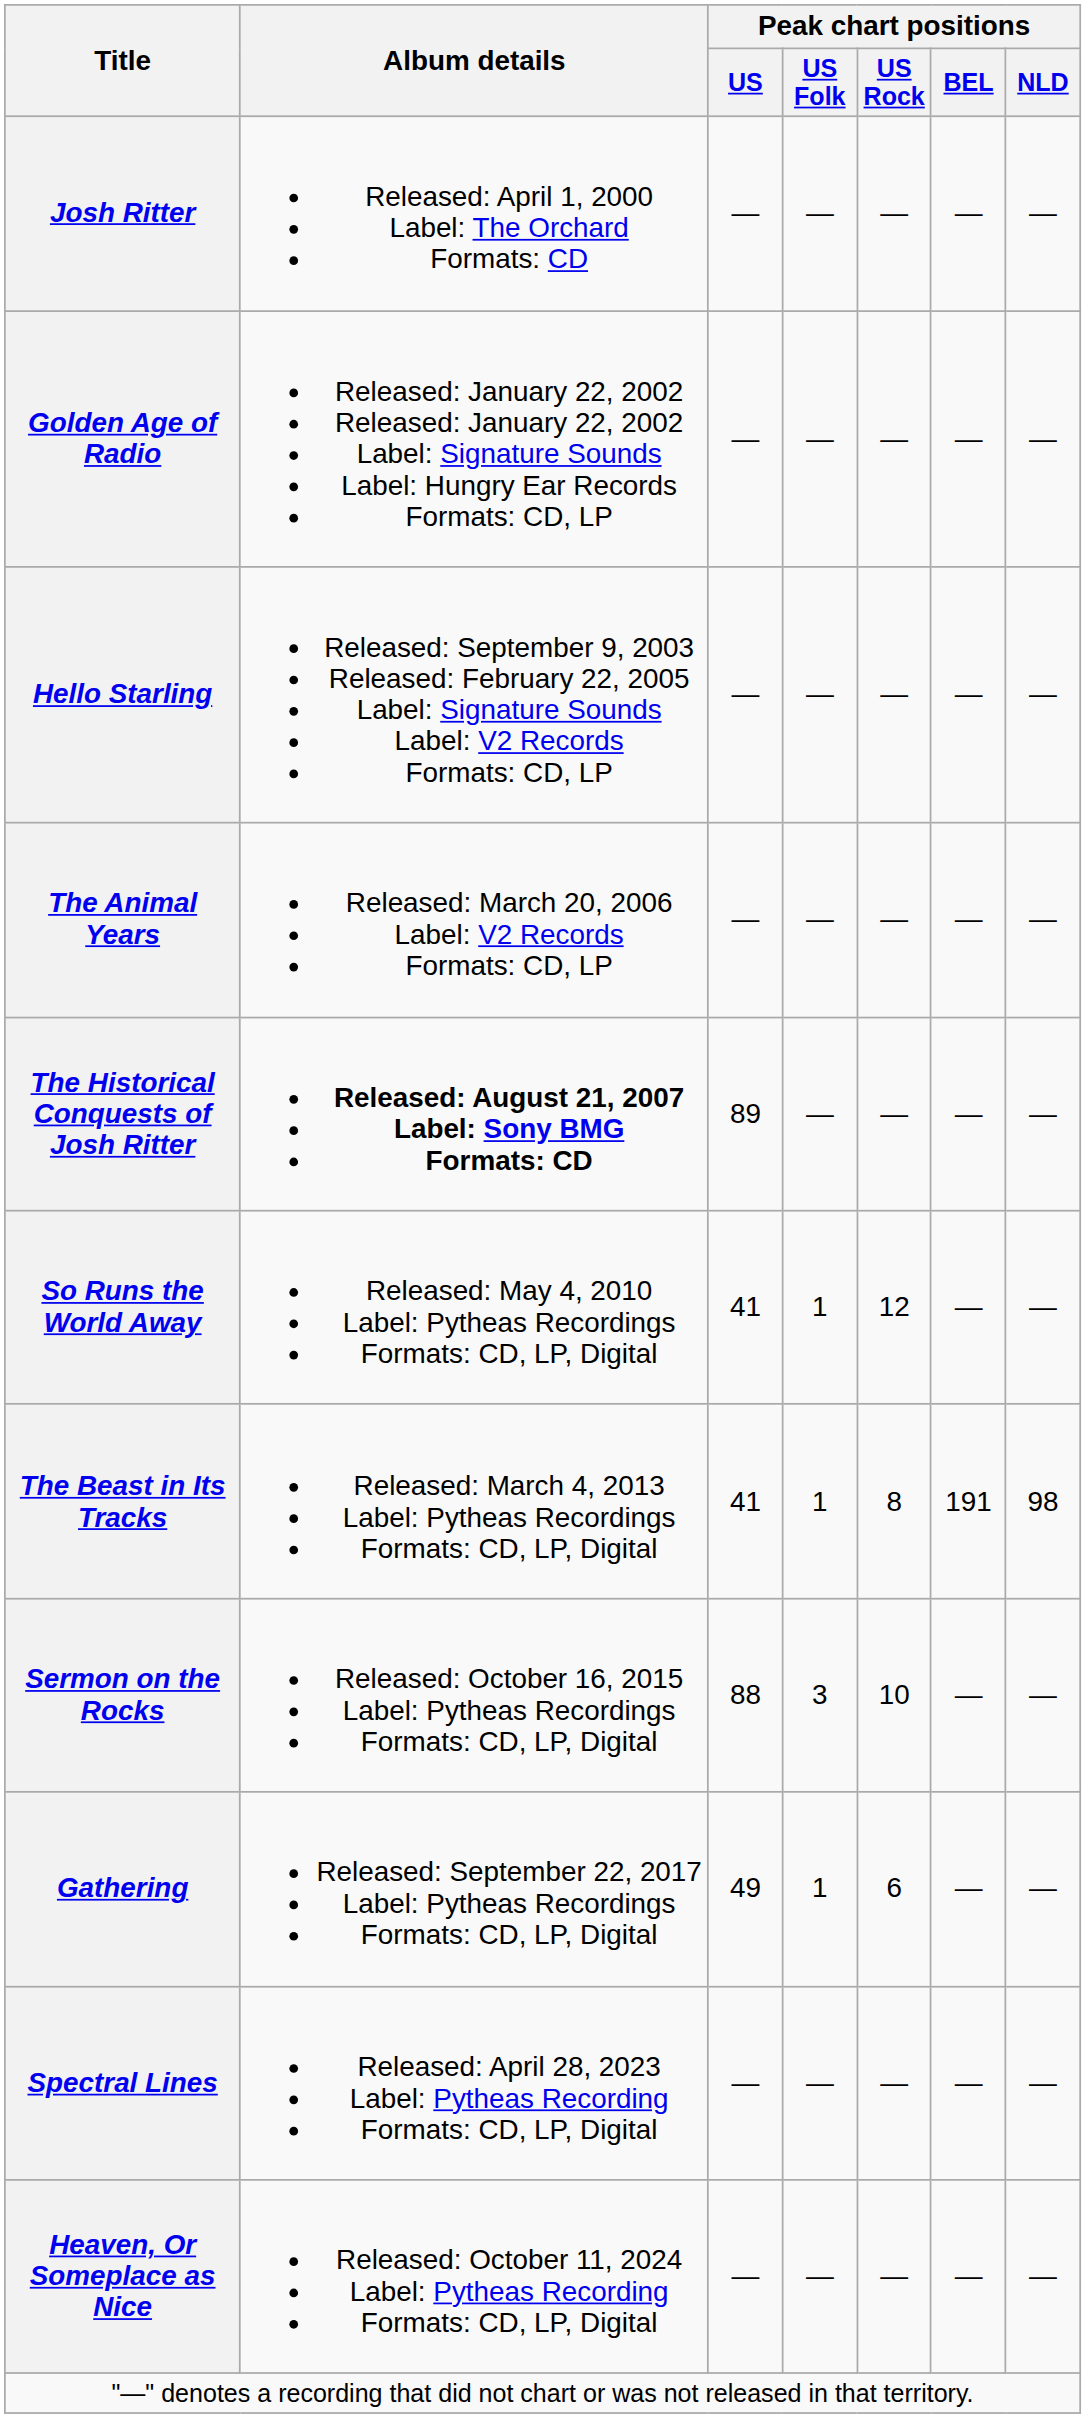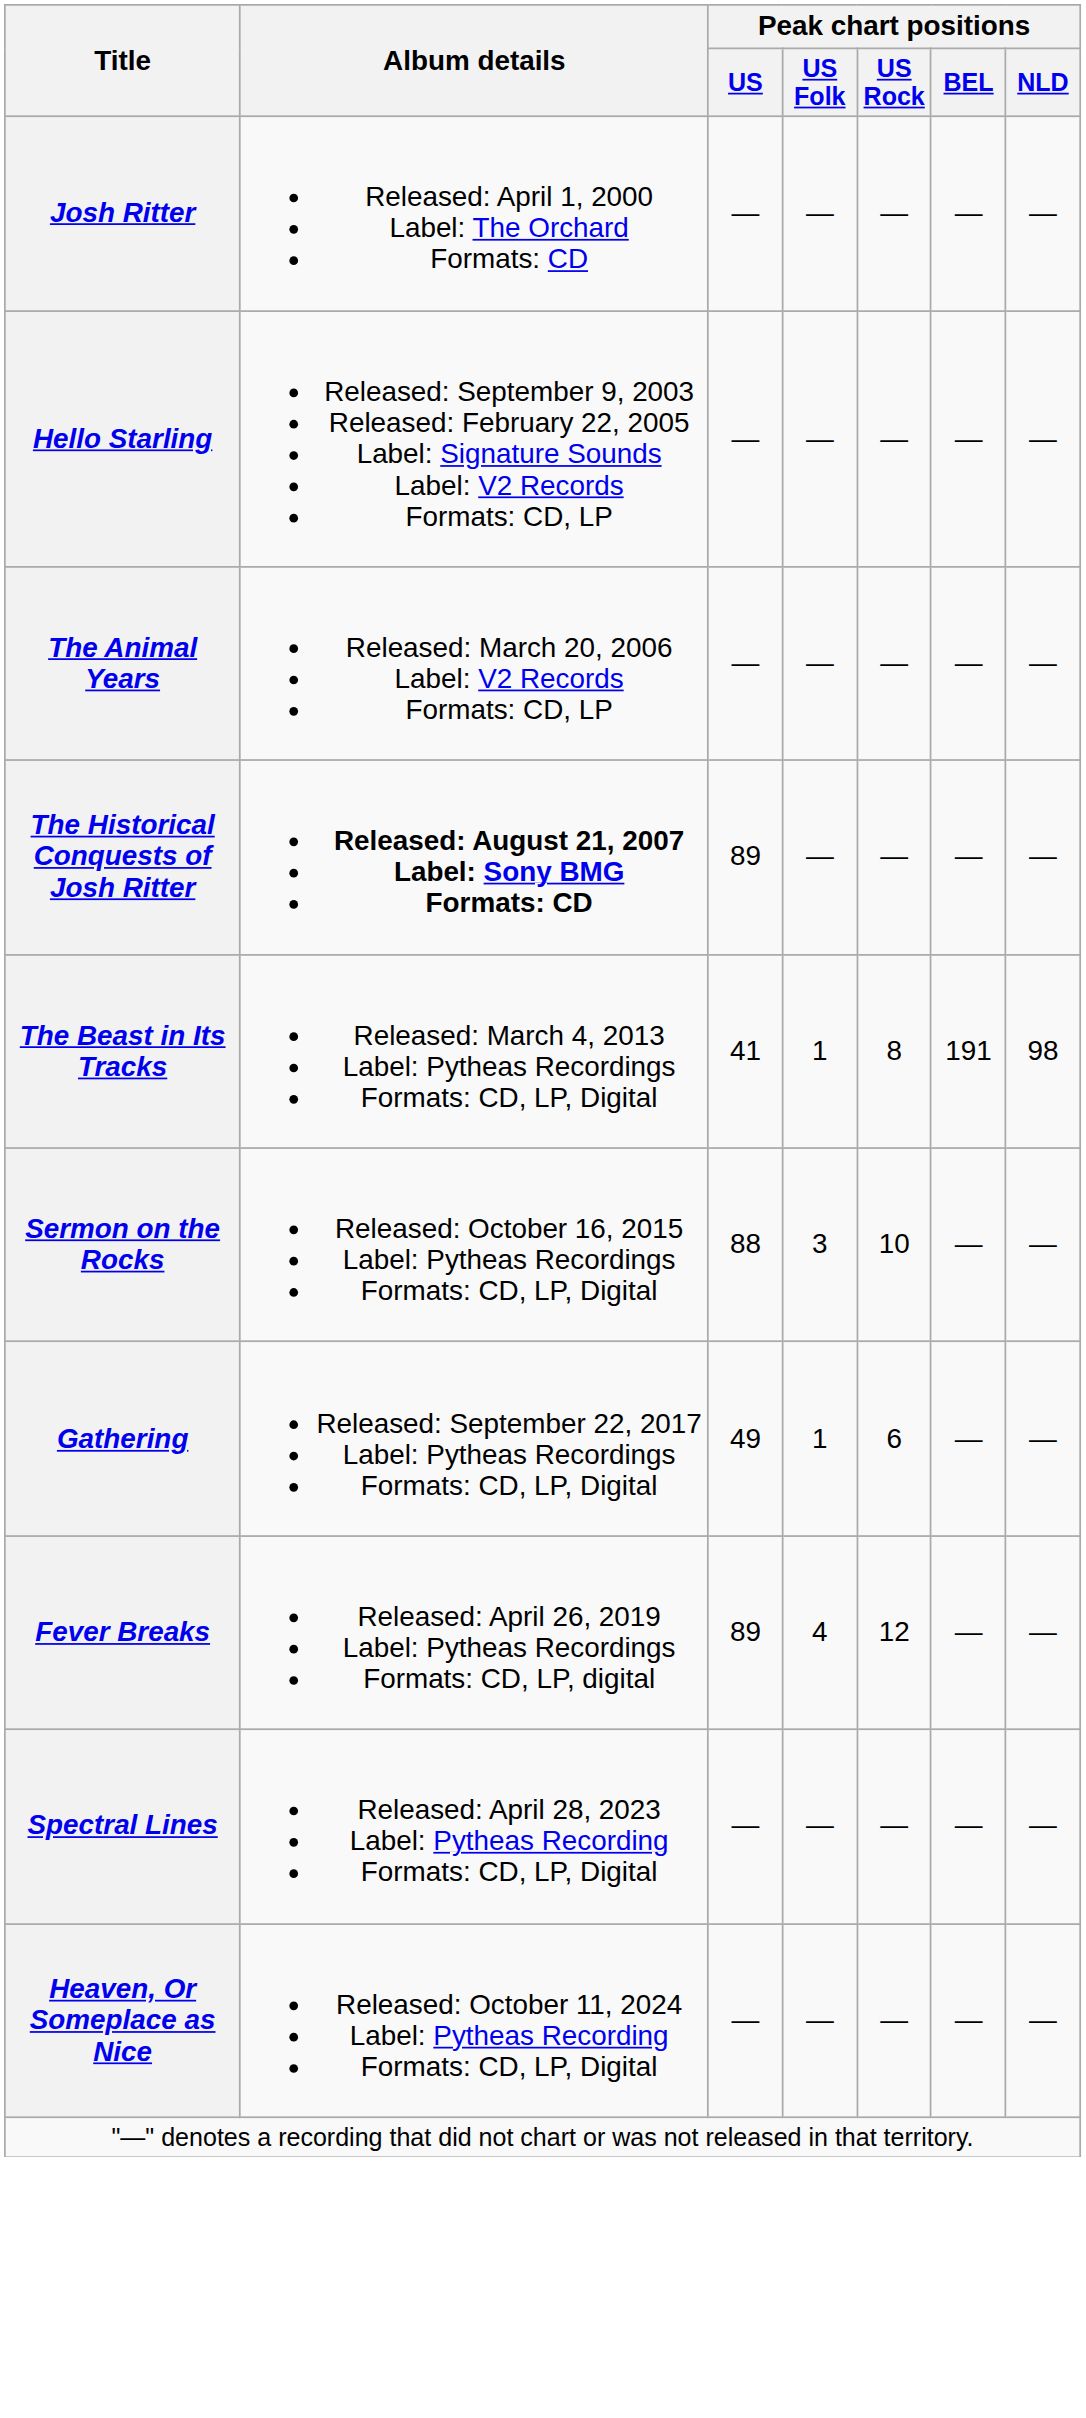- row: (123, 438)
- row: (123, 1307)
+ row: (123, 1632)
